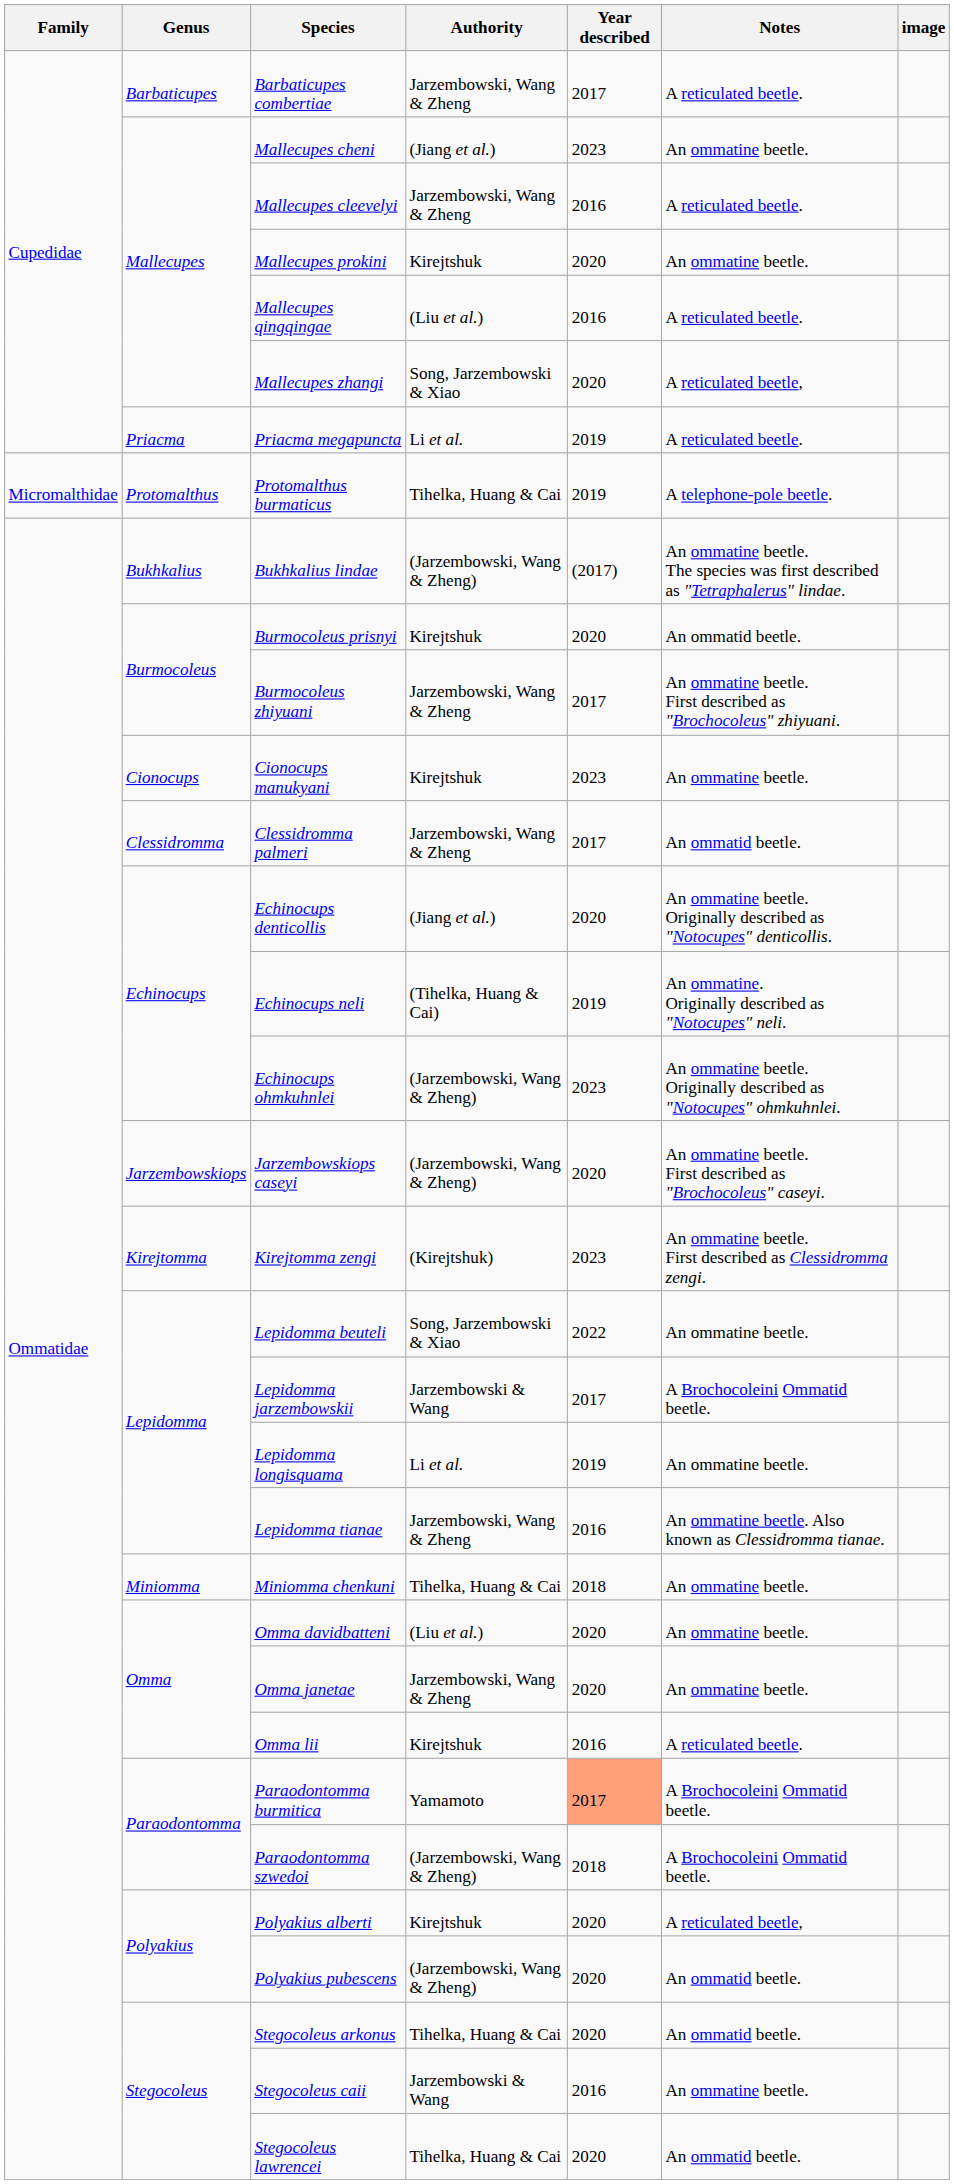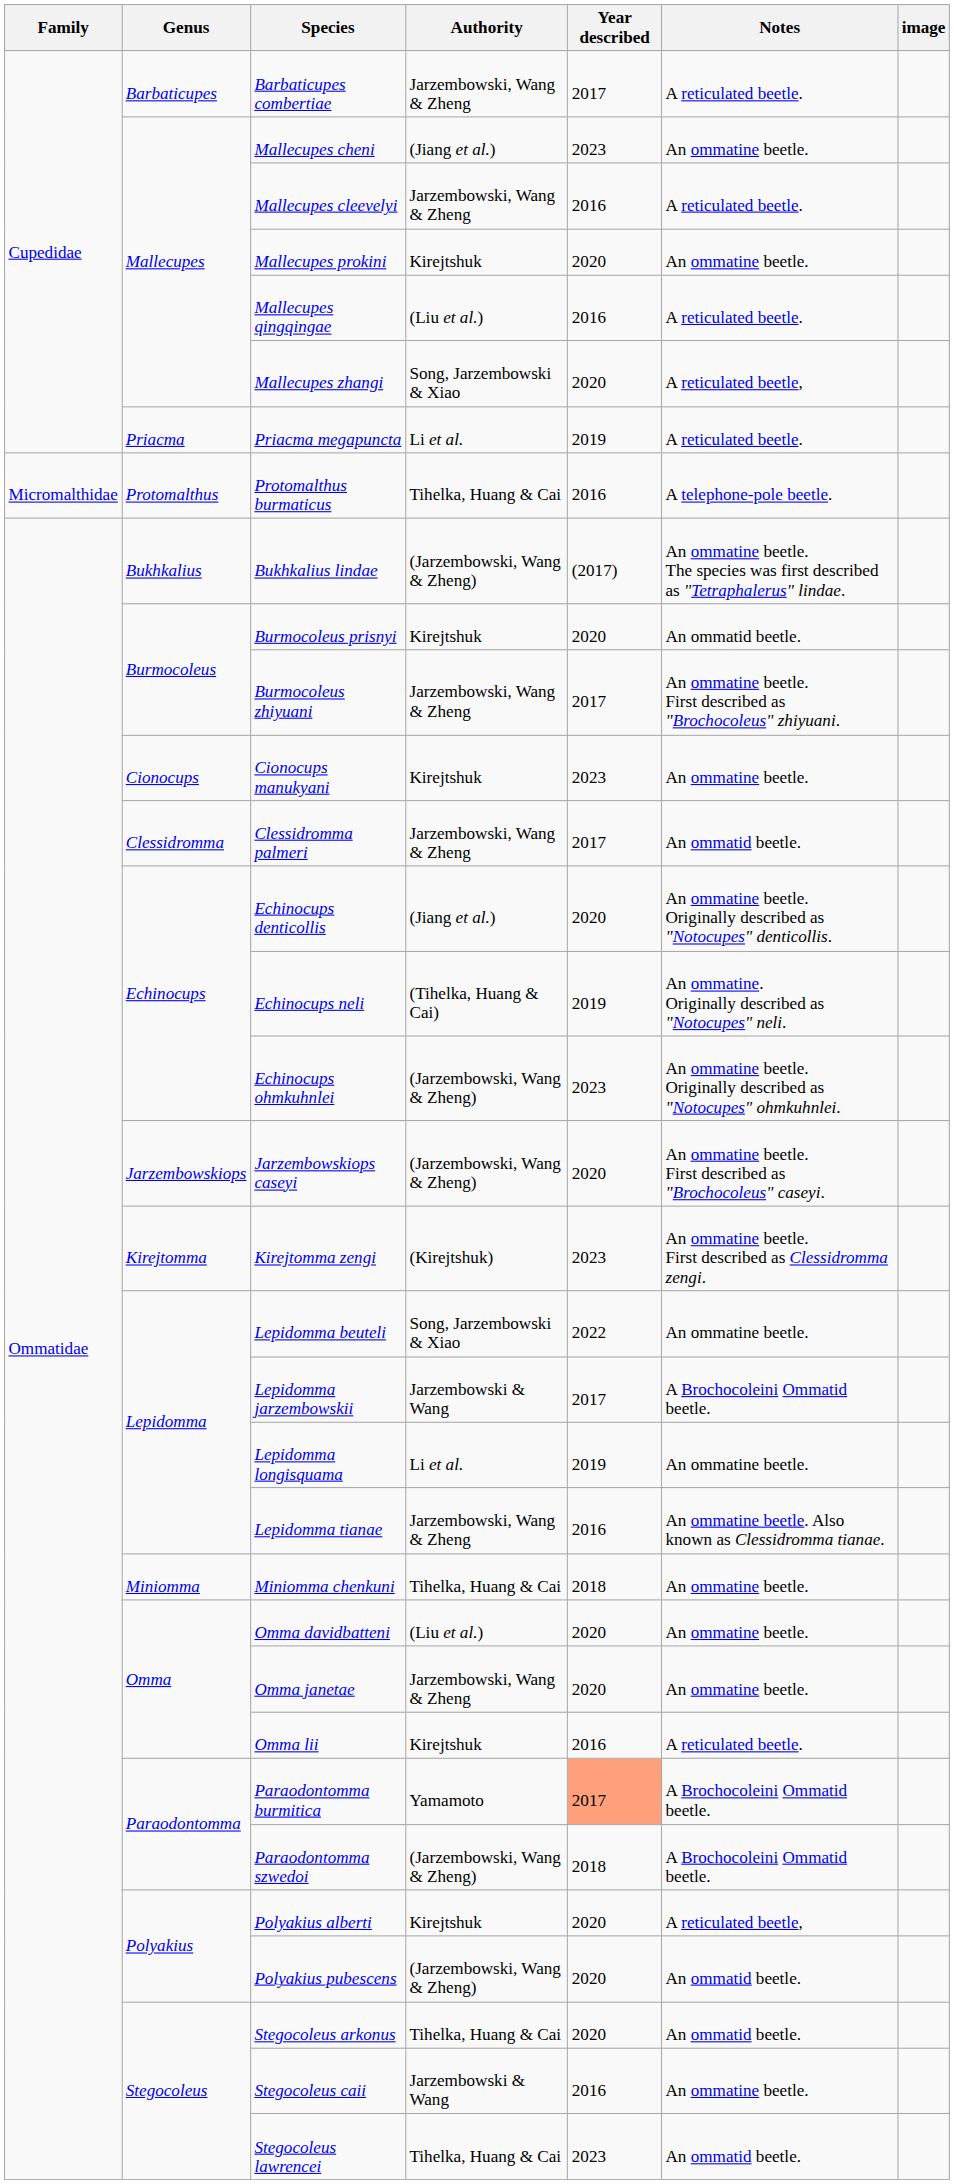(589, 495) 2019 -> (589, 495) 2016
(589, 2156) 2020 -> (589, 2156) 2023
